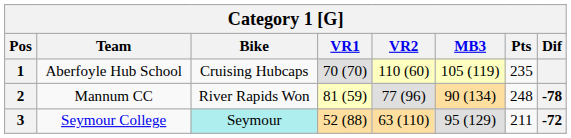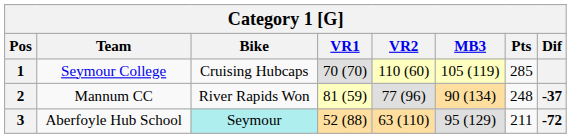(114, 70) Aberfoyle Hub School -> (114, 70) Seymour College
(521, 70) 235 -> (521, 70) 285
(552, 95) -78 -> (552, 95) -37
(114, 120) Seymour College -> (114, 120) Aberfoyle Hub School
